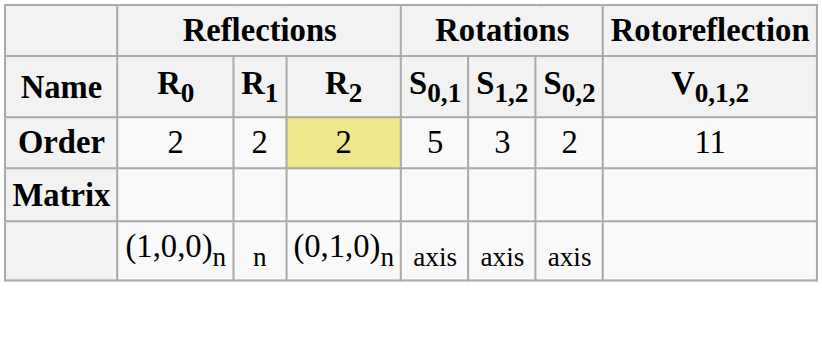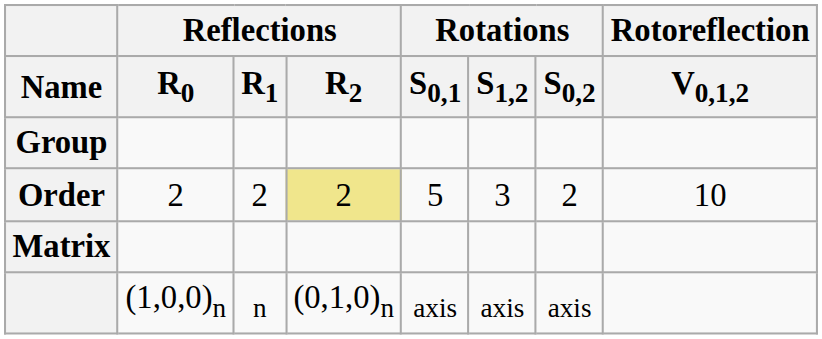+ row: (61, 142)
(710, 142) 11 -> (710, 194) 10
